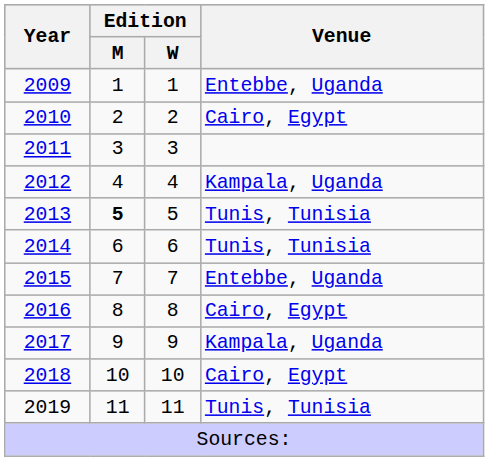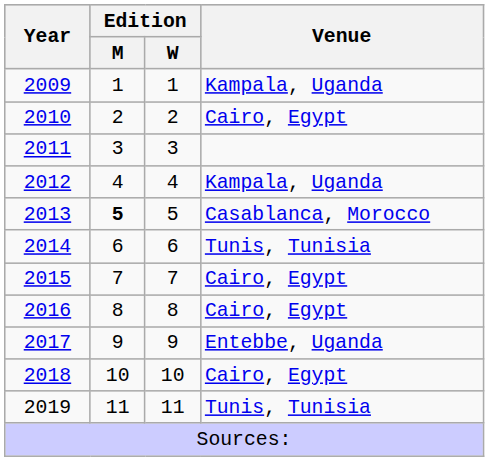(294, 85) Entebbe, Uganda -> (294, 85) Kampala, Uganda
(288, 214) Tunis, Tunisia -> (318, 214) Casablanca, Morocco
(294, 279) Entebbe, Uganda -> (276, 279) Cairo, Egypt
(294, 343) Kampala, Uganda -> (294, 343) Entebbe, Uganda
